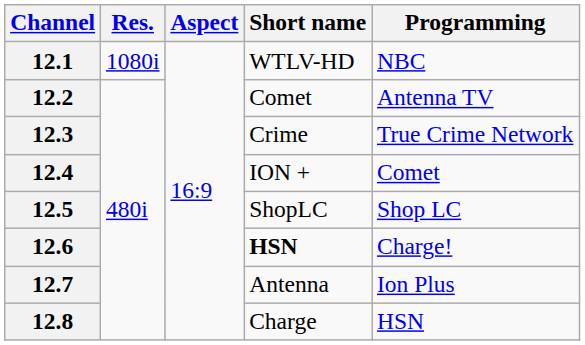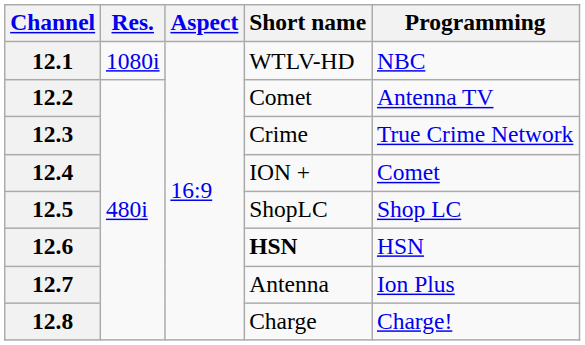(415, 246) Charge! -> (400, 246) HSN
(400, 321) HSN -> (415, 321) Charge!
